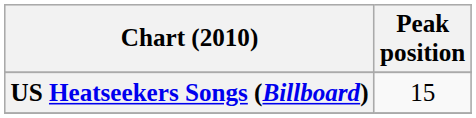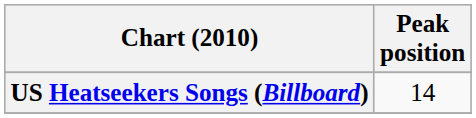(423, 92) 15 -> (423, 92) 14
